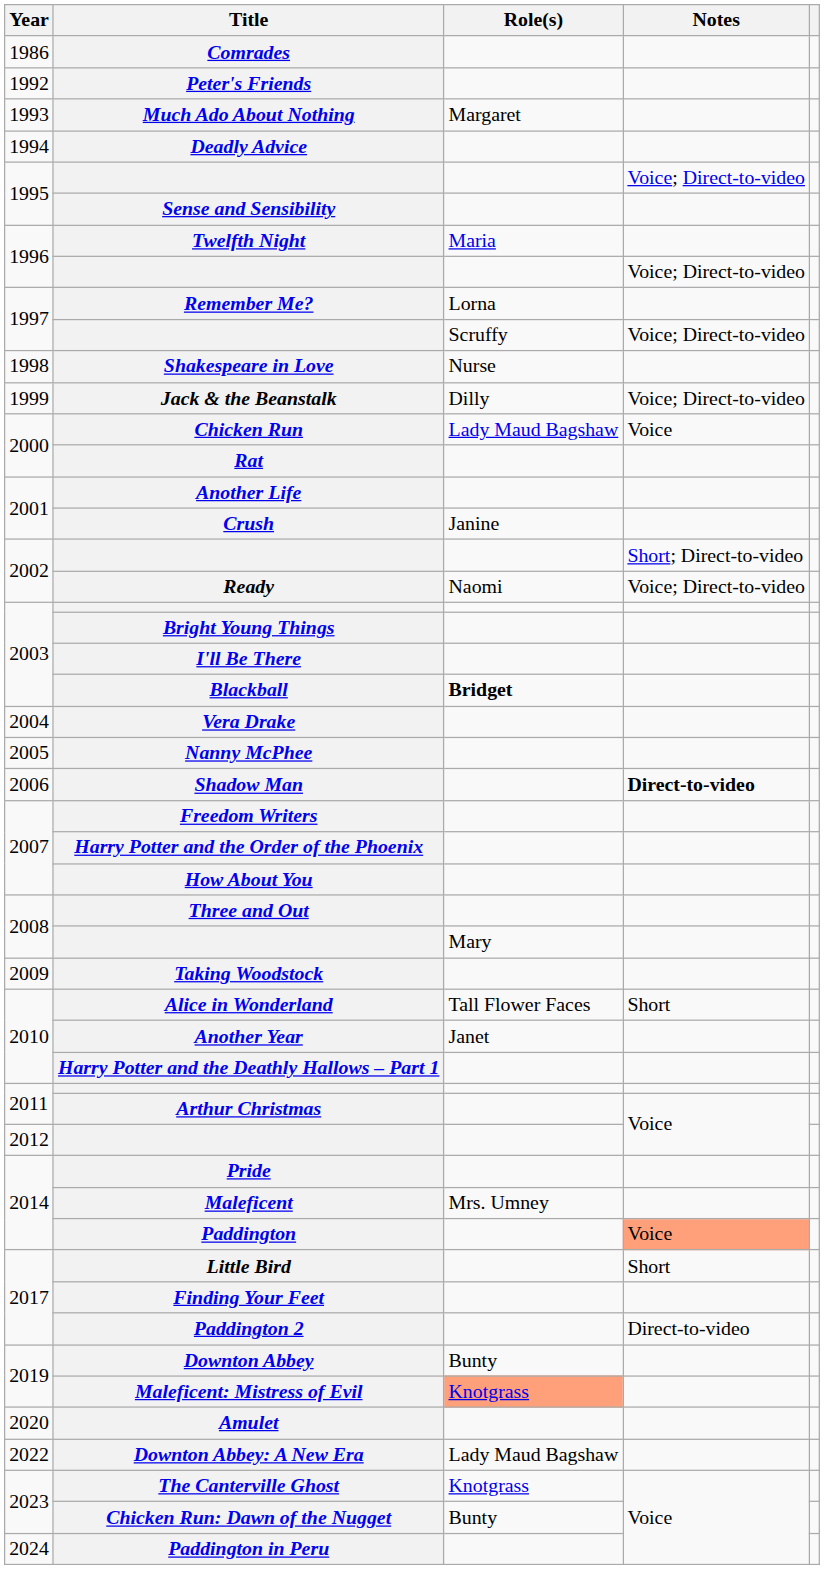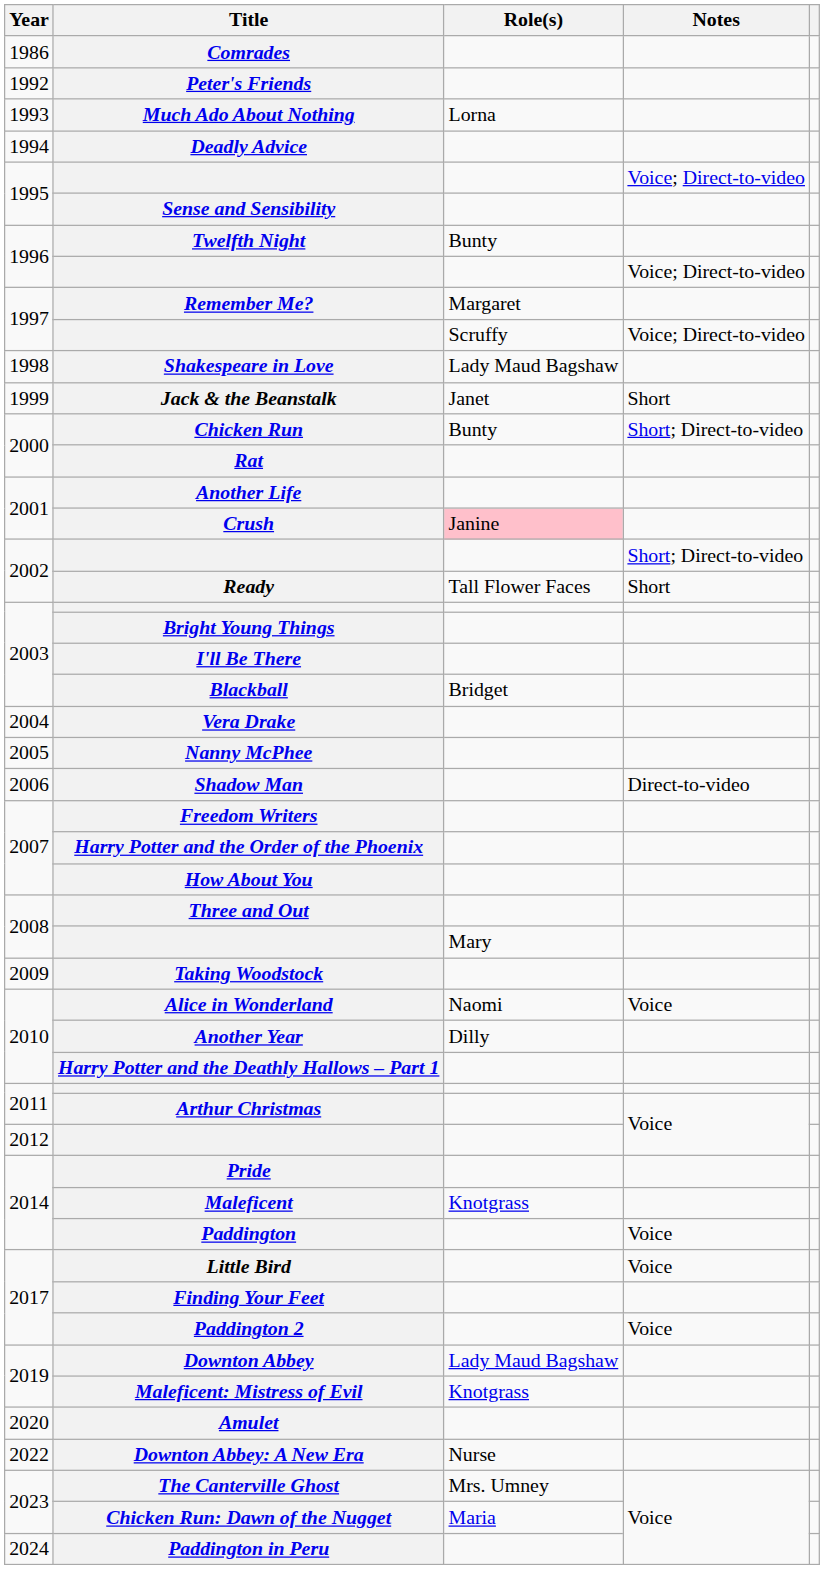(485, 114) Margaret -> (472, 114) Lorna
(472, 240) Maria -> (473, 240) Bunty
(472, 303) Lorna -> (485, 303) Margaret
(472, 366) Nurse -> (533, 366) Lady Maud Bagshaw
(469, 397) Dilly -> (469, 397) Janet
(716, 397) Voice; Direct-to-video -> (649, 397) Short
(533, 429) Lady Maud Bagshaw -> (473, 429) Bunty
(650, 429) Voice -> (715, 429) Short; Direct-to-video
(474, 523) no background -> (474, 523) pink background
(476, 586) Naomi -> (519, 586) Tall Flower Faces
(716, 586) Voice; Direct-to-video -> (649, 586) Short
(480, 690) bold -> (478, 690) normal
(691, 784) bold -> (689, 784) normal
(519, 1004) Tall Flower Faces -> (476, 1004) Naomi
(649, 1004) Short -> (650, 1004) Voice
(469, 1036) Janet -> (469, 1036) Dilly
(499, 1202) Mrs. Umney -> (489, 1202) Knotgrass
(650, 1234) lightsalmon background -> (650, 1234) no background
(649, 1265) Short -> (650, 1265) Voice
(689, 1328) Direct-to-video -> (650, 1328) Voice
(473, 1360) Bunty -> (533, 1360) Lady Maud Bagshaw
(489, 1391) lightsalmon background -> (489, 1391) no background
(533, 1454) Lady Maud Bagshaw -> (472, 1454) Nurse
(489, 1485) Knotgrass -> (499, 1485) Mrs. Umney
(473, 1517) Bunty -> (472, 1517) Maria
